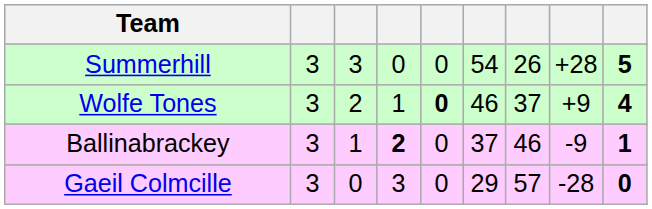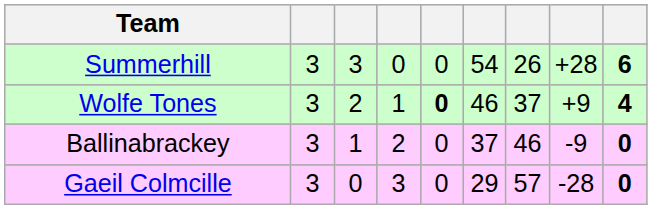(625, 64) 5 -> (625, 64) 6
(399, 143) bold -> (399, 143) normal
(625, 143) 1 -> (625, 143) 0
